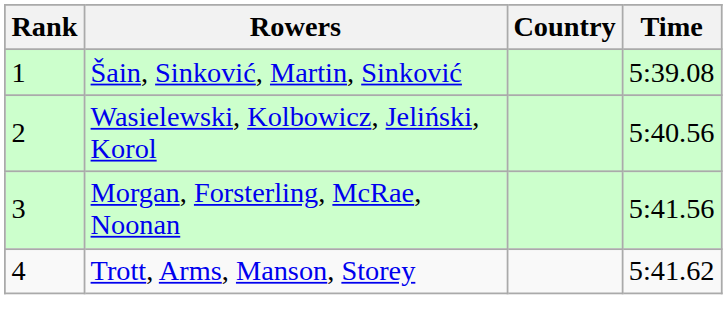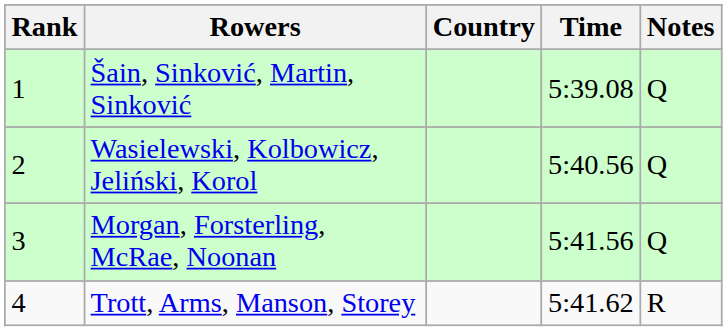+ column: (681, 26)
